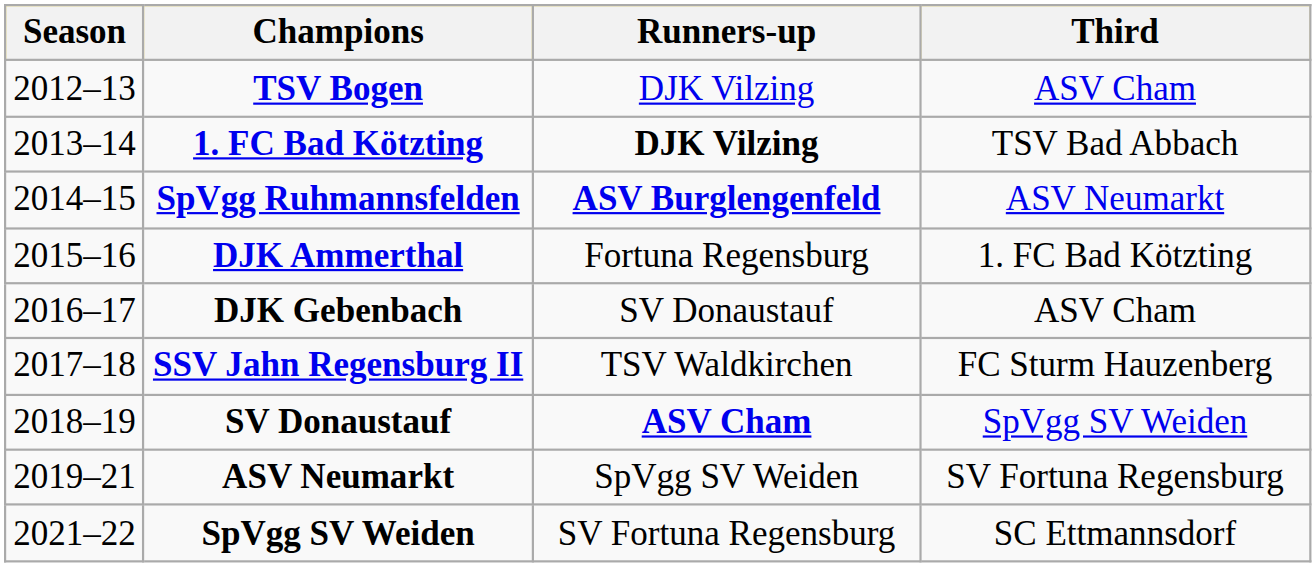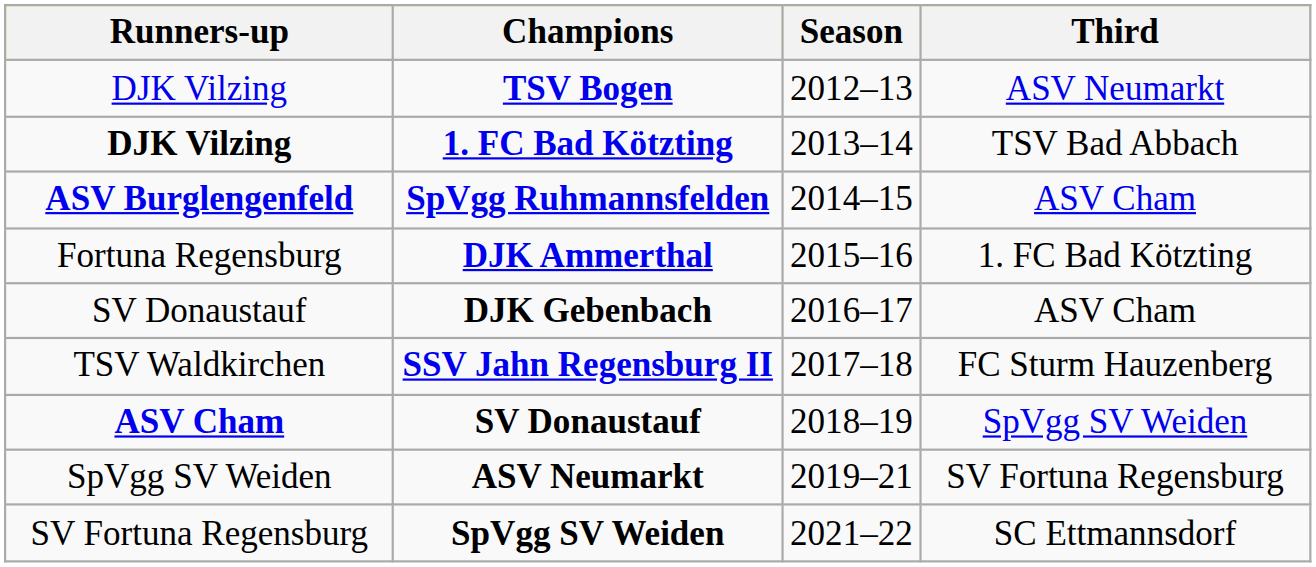columns swapped: (74, 32) <-> (727, 32)
(1115, 87) ASV Cham -> (1115, 87) ASV Neumarkt
(1115, 198) ASV Neumarkt -> (1115, 198) ASV Cham
